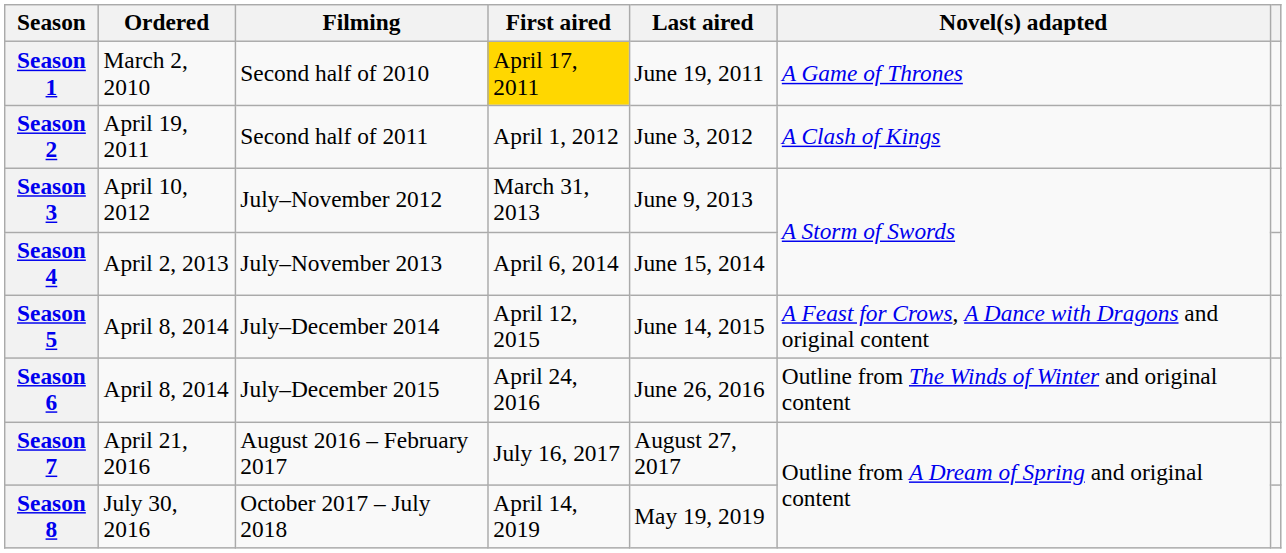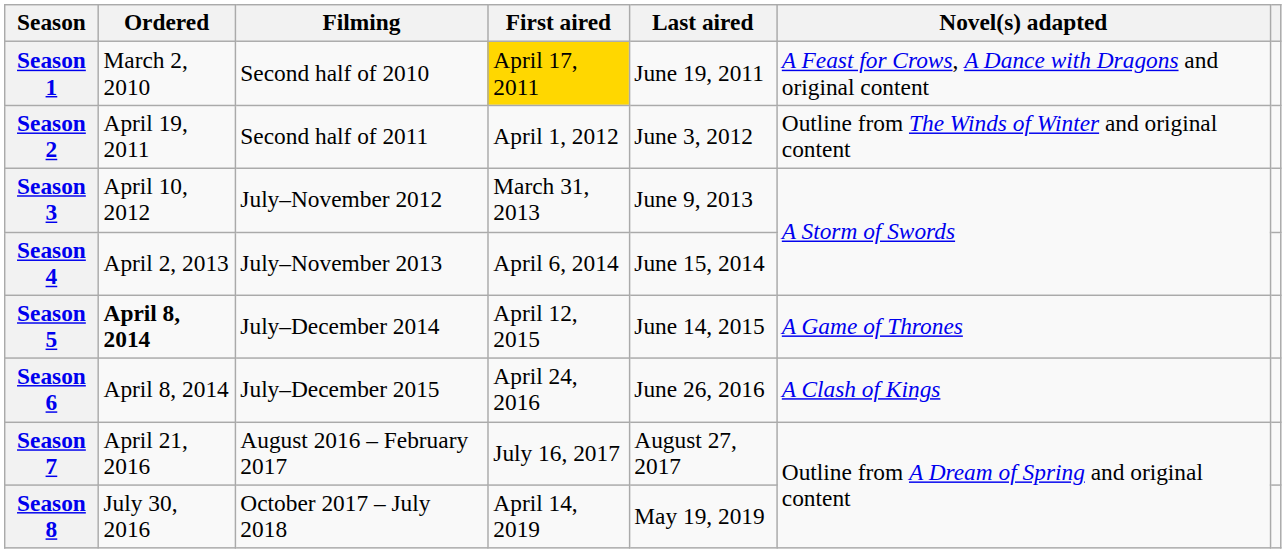(872, 73) A Game of Thrones -> (1000, 73) A Feast for Crows, A Dance with Dragons and original content
(861, 136) A Clash of Kings -> (1000, 136) Outline from The Winds of Winter and original content
(166, 326) normal -> (142, 326) bold
(1000, 326) A Feast for Crows, A Dance with Dragons and original content -> (872, 326) A Game of Thrones
(1000, 389) Outline from The Winds of Winter and original content -> (861, 389) A Clash of Kings
